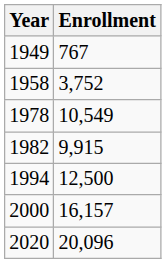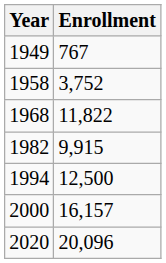+ row: (29, 115)
- row: (29, 115)
